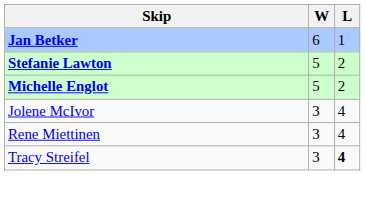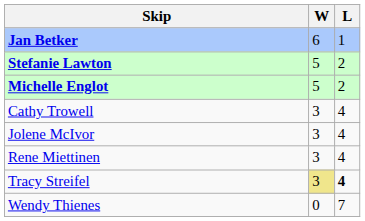+ row: (51, 110)
(316, 157) no background -> (316, 181) khaki background
+ row: (54, 205)
